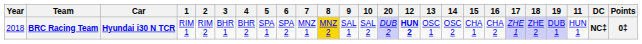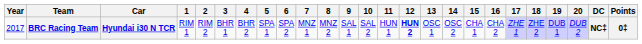columns swapped: (578, 10) <-> (388, 10)
(15, 28) 2018 -> (15, 28) 2017
(328, 28) gold background -> (328, 28) no background
